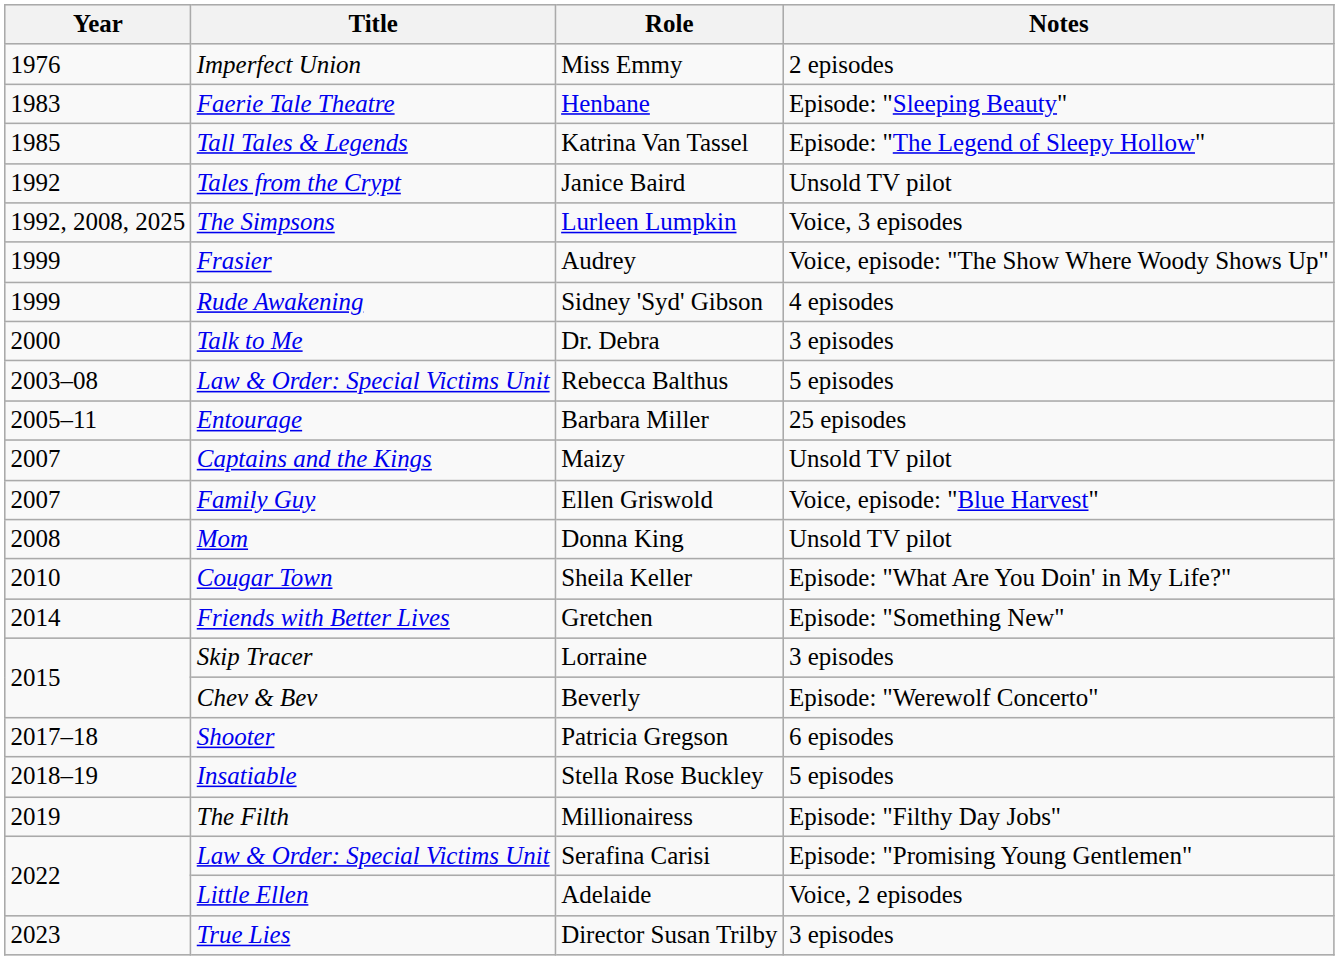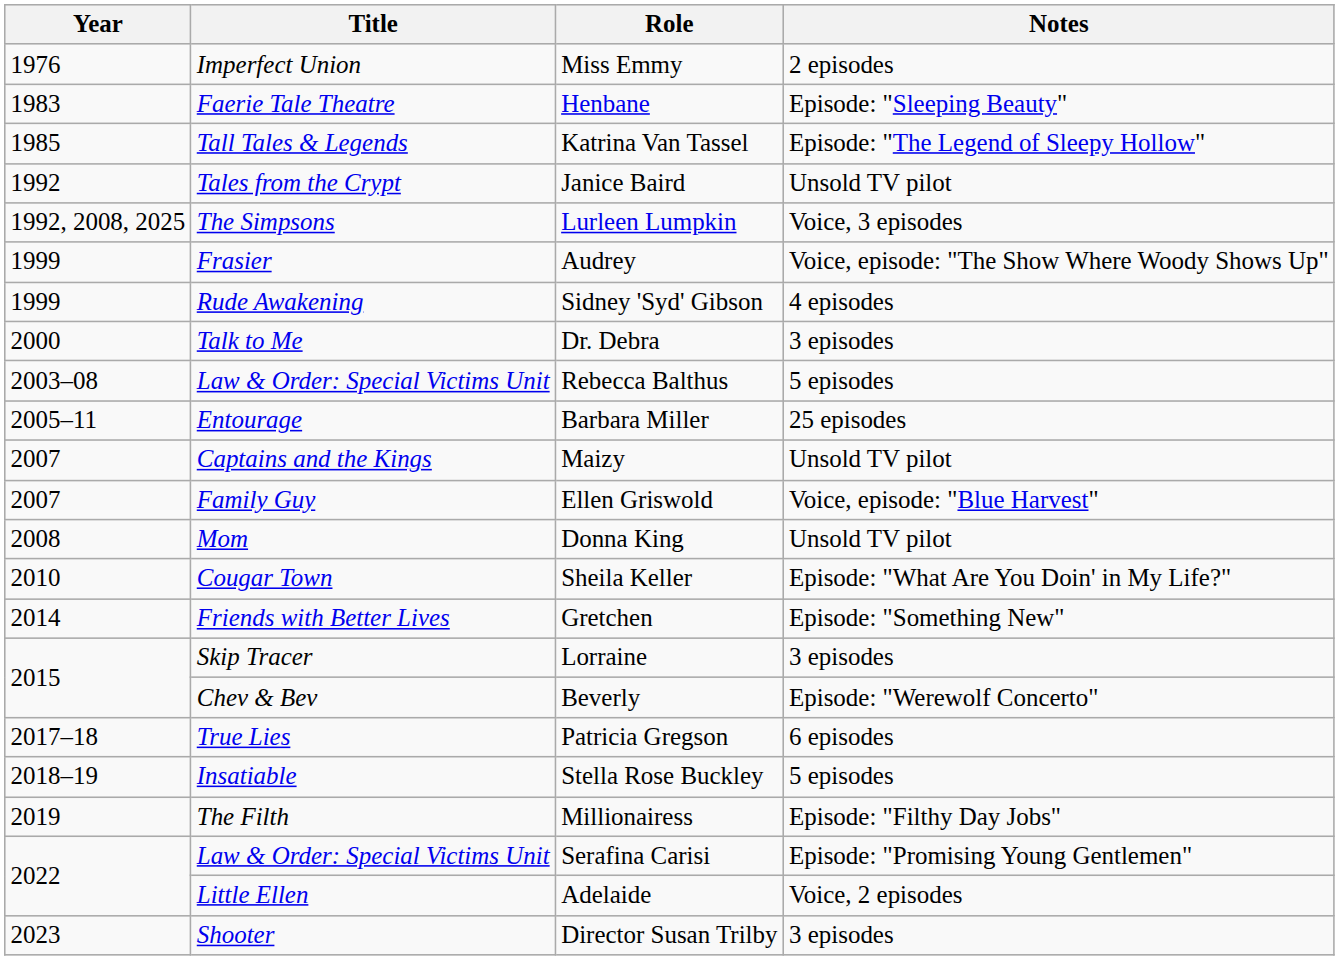(236, 736) Shooter -> (244, 736) True Lies
(244, 934) True Lies -> (236, 934) Shooter
